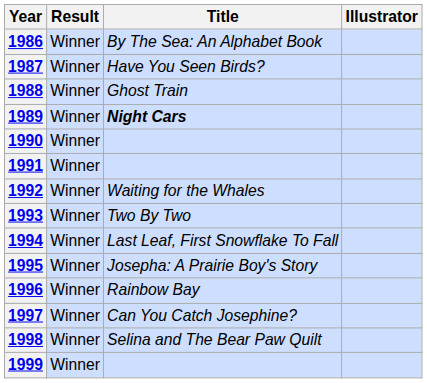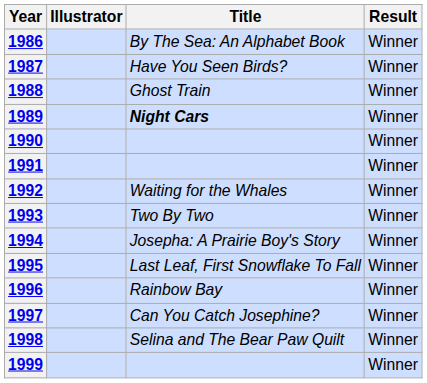columns swapped: (382, 16) <-> (75, 16)
(223, 240) Last Leaf, First Snowflake To Fall -> (235, 240) Josepha: A Prairie Boy's Story
(212, 265) Josepha: A Prairie Boy's Story -> (245, 265) Last Leaf, First Snowflake To Fall
